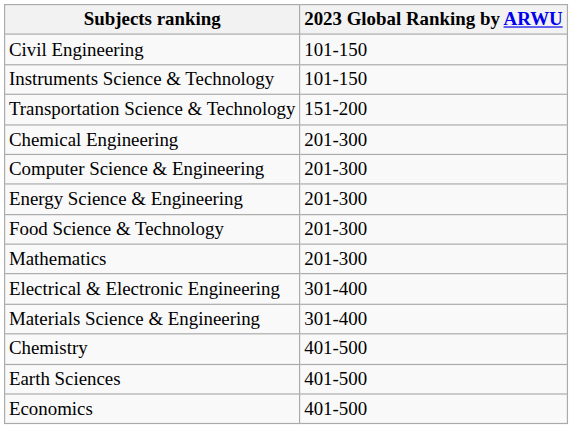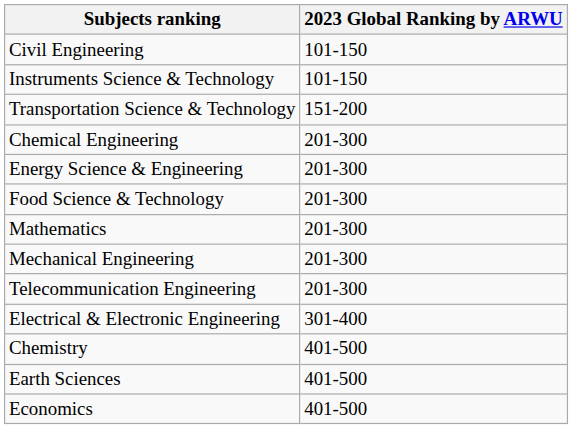- row: (137, 169)
+ row: (101, 259)
+ row: (132, 288)
- row: (135, 318)
